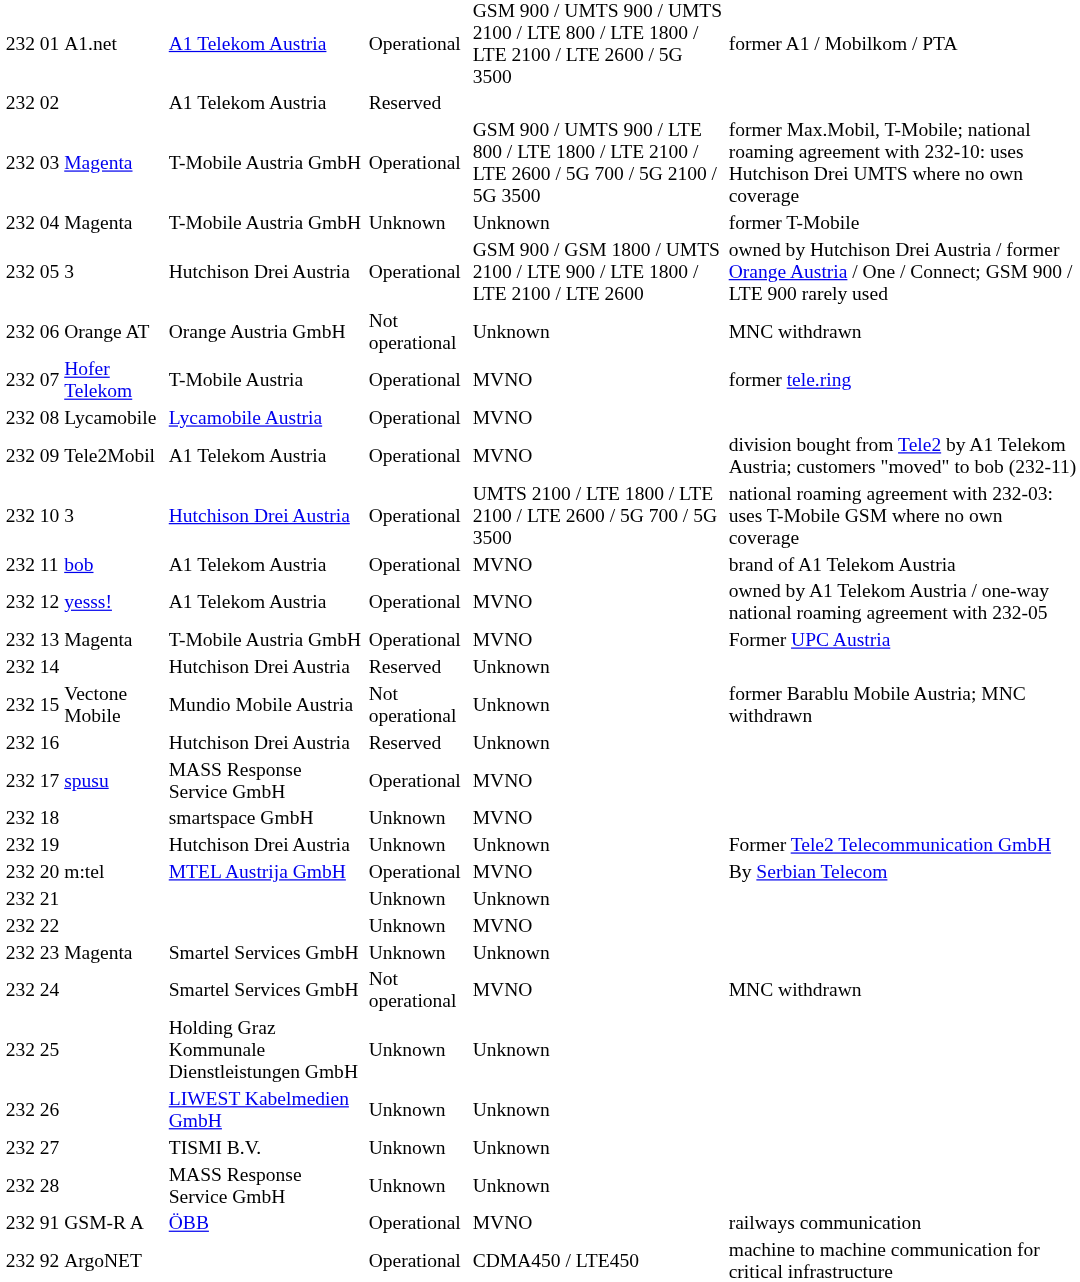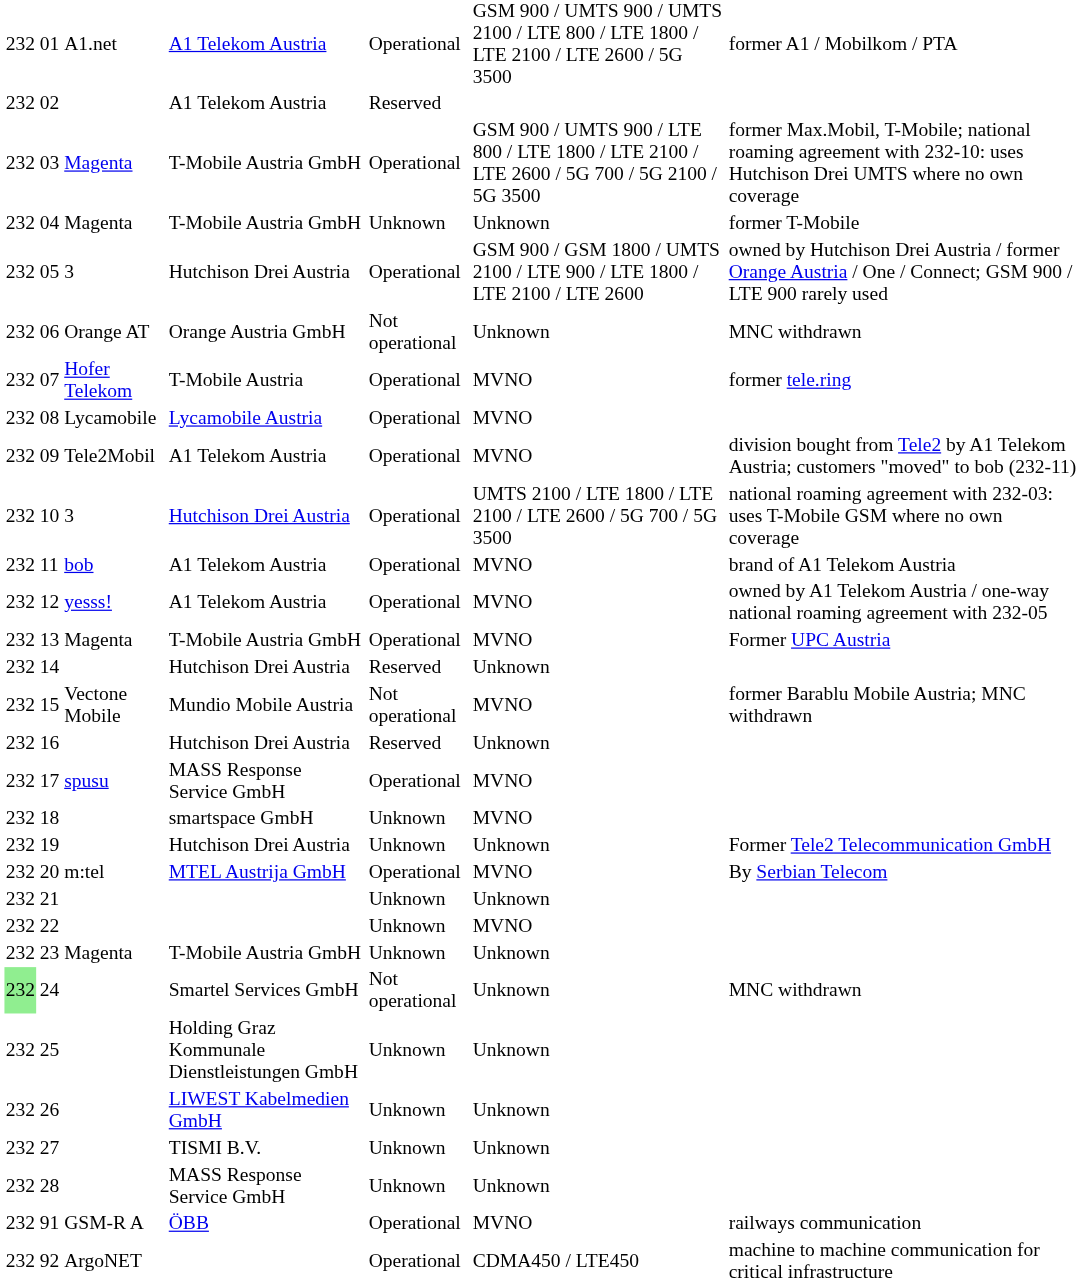(511, 704) Unknown -> (502, 704) MVNO
(264, 952) Smartel Services GmbH -> (265, 952) T-Mobile Austria GmbH
(20, 990) no background -> (20, 990) lightgreen background
(502, 990) MVNO -> (511, 990) Unknown
